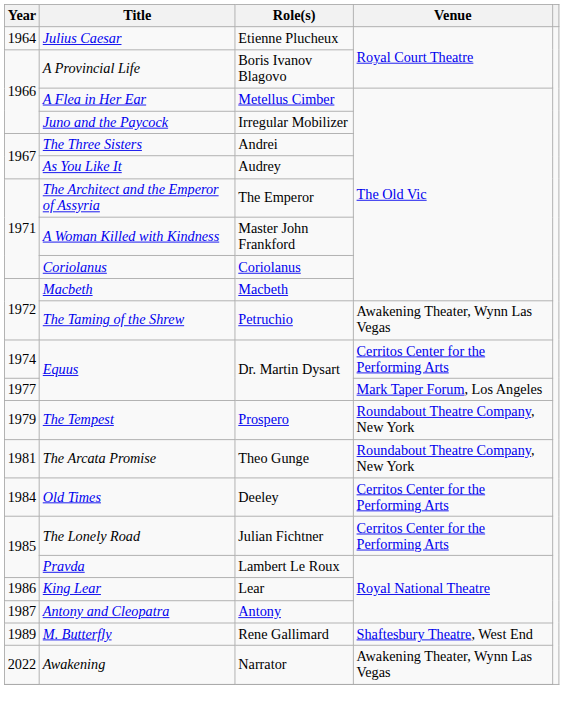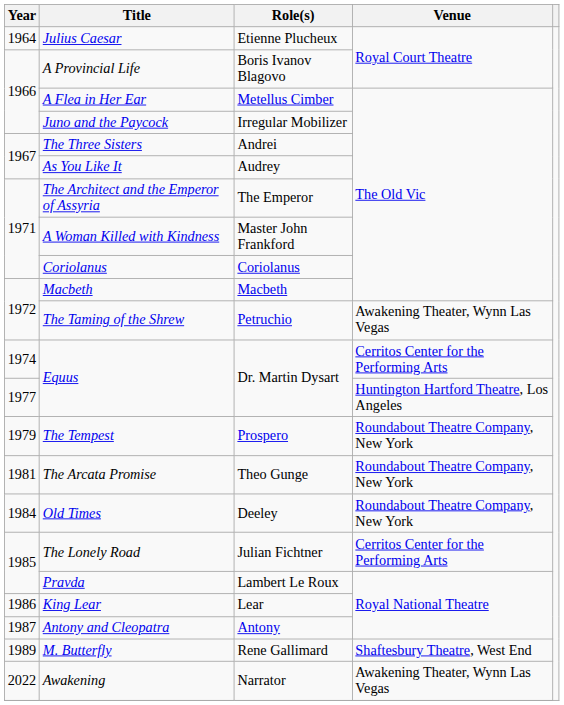(449, 389) Mark Taper Forum, Los Angeles -> (452, 397) Huntington Hartford Theatre, Los Angeles
(421, 497) Cerritos Center for the Performing Arts -> (444, 513) Roundabout Theatre Company, New York
